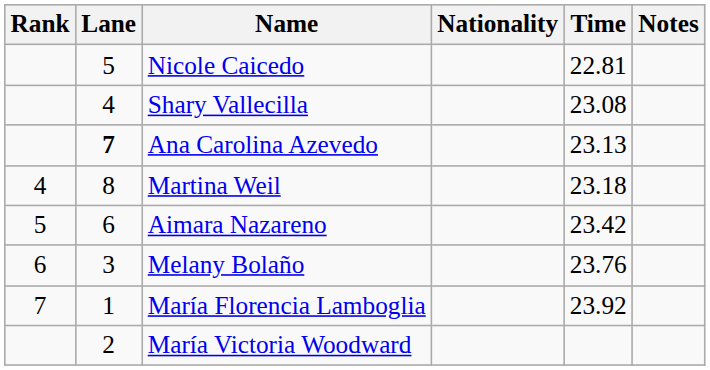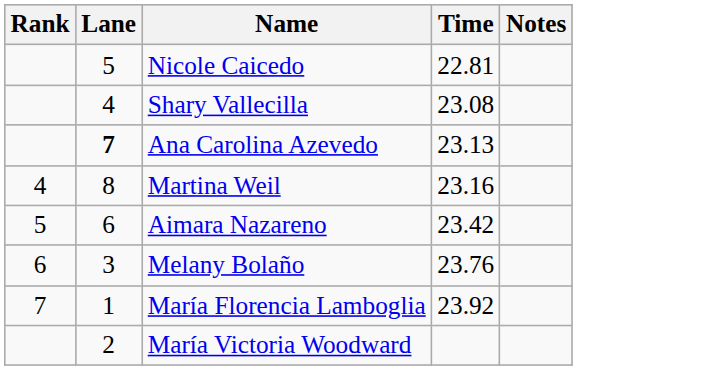- column: (498, 24)
(598, 184) 23.18 -> (466, 184) 23.16
